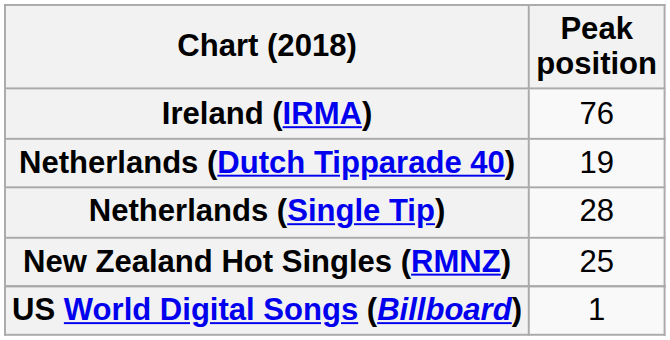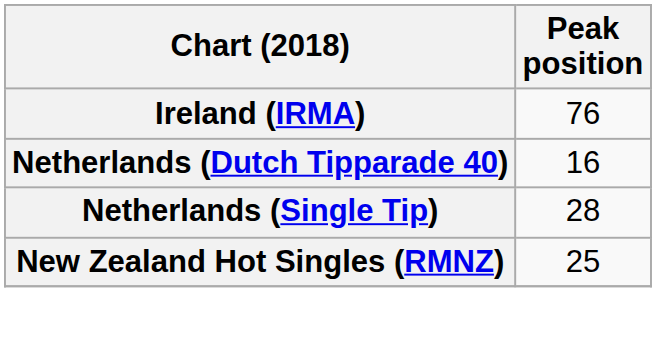(597, 162) 19 -> (583, 162) 16
- row: (267, 310)
